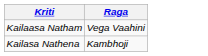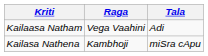+ column: (175, 12)
